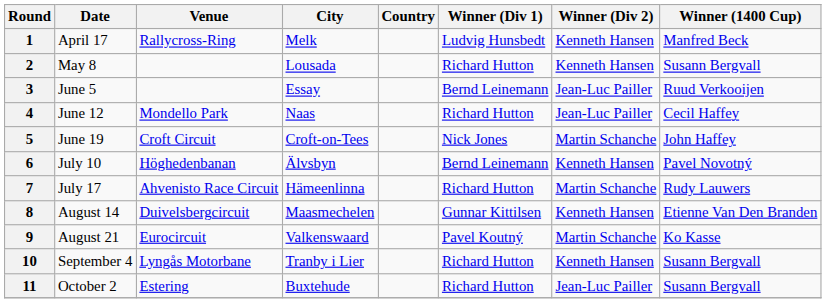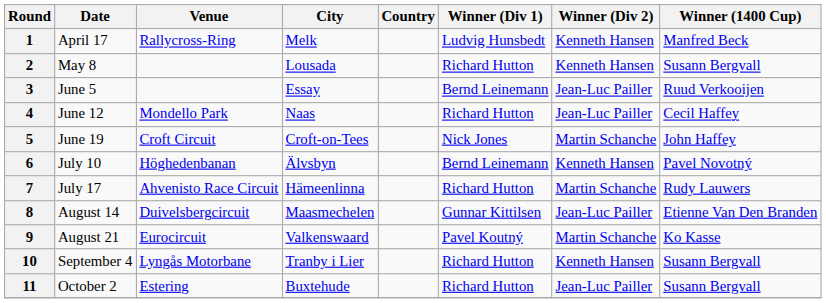(605, 211) Kenneth Hansen -> (604, 211) Jean-Luc Pailler
